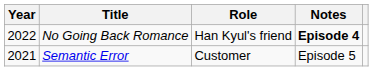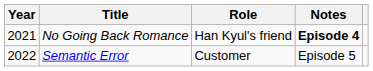(22, 35) 2022 -> (22, 35) 2021
(22, 55) 2021 -> (22, 55) 2022
